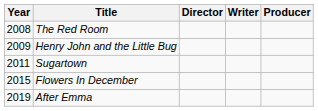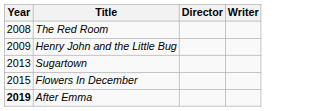- column: (287, 13)
(18, 64) 2011 -> (19, 64) 2013
(19, 98) normal -> (19, 98) bold
